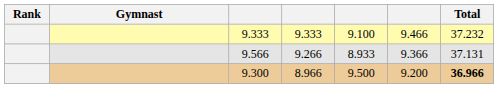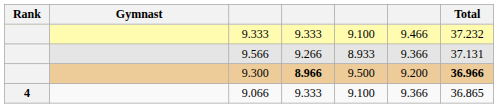(308, 73) normal -> (308, 73) bold
+ row: (255, 93)
